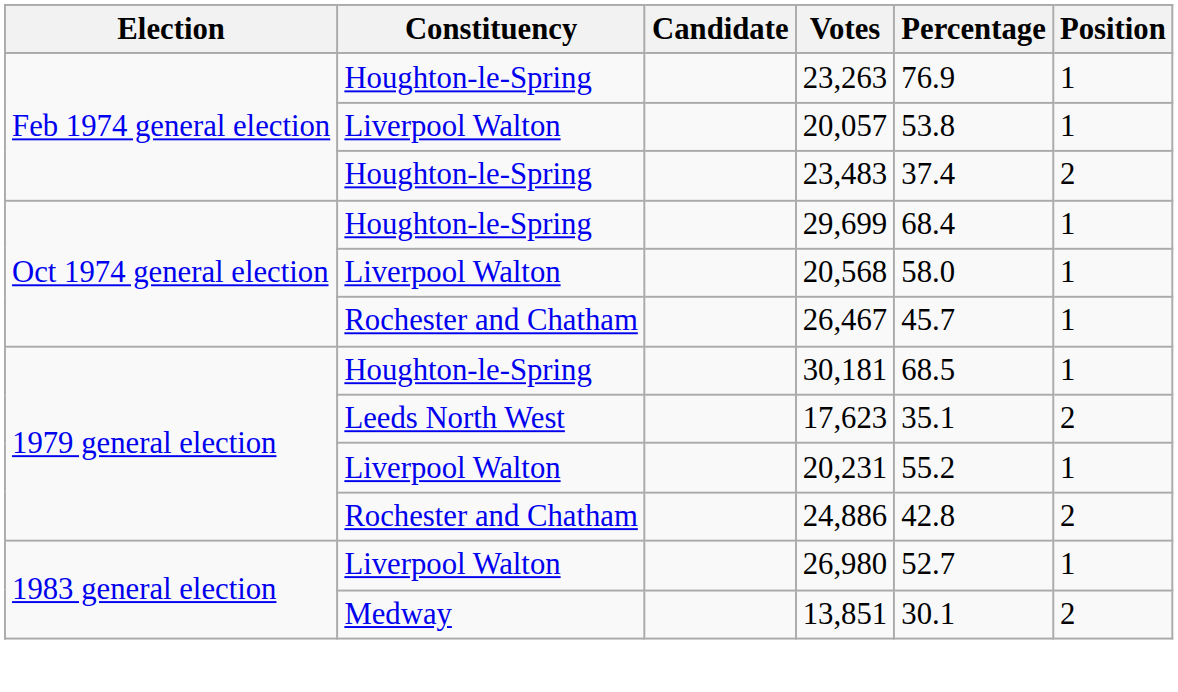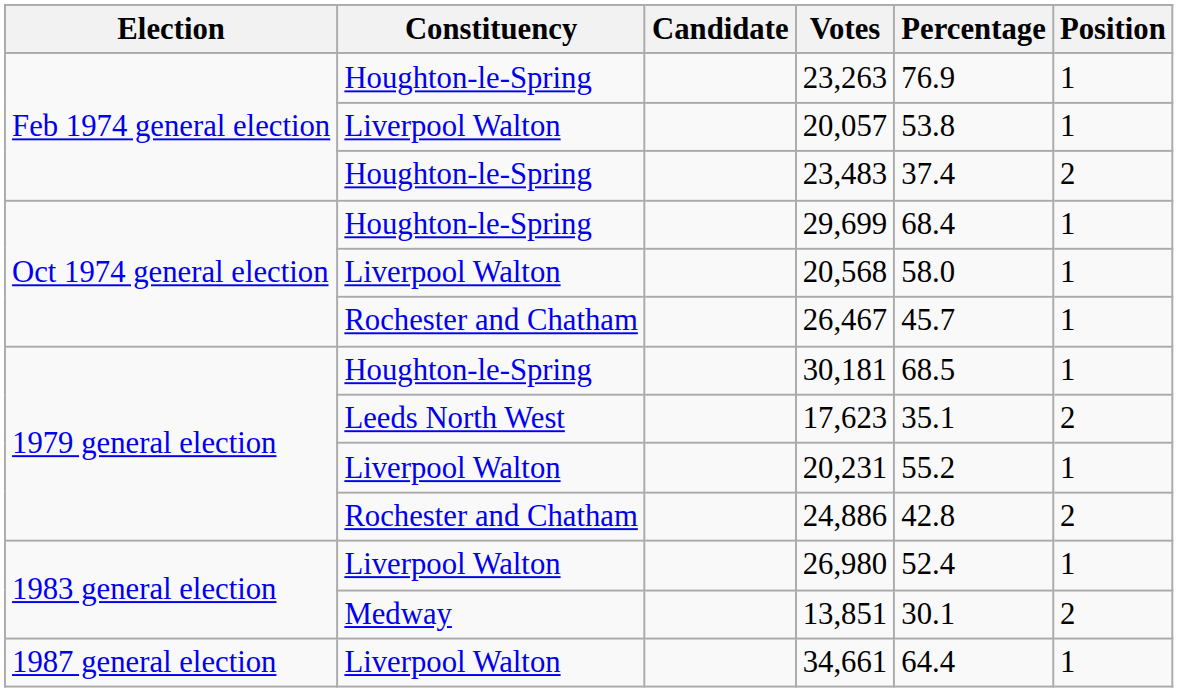(928, 564) 52.7 -> (928, 564) 52.4
+ row: (845, 662)
